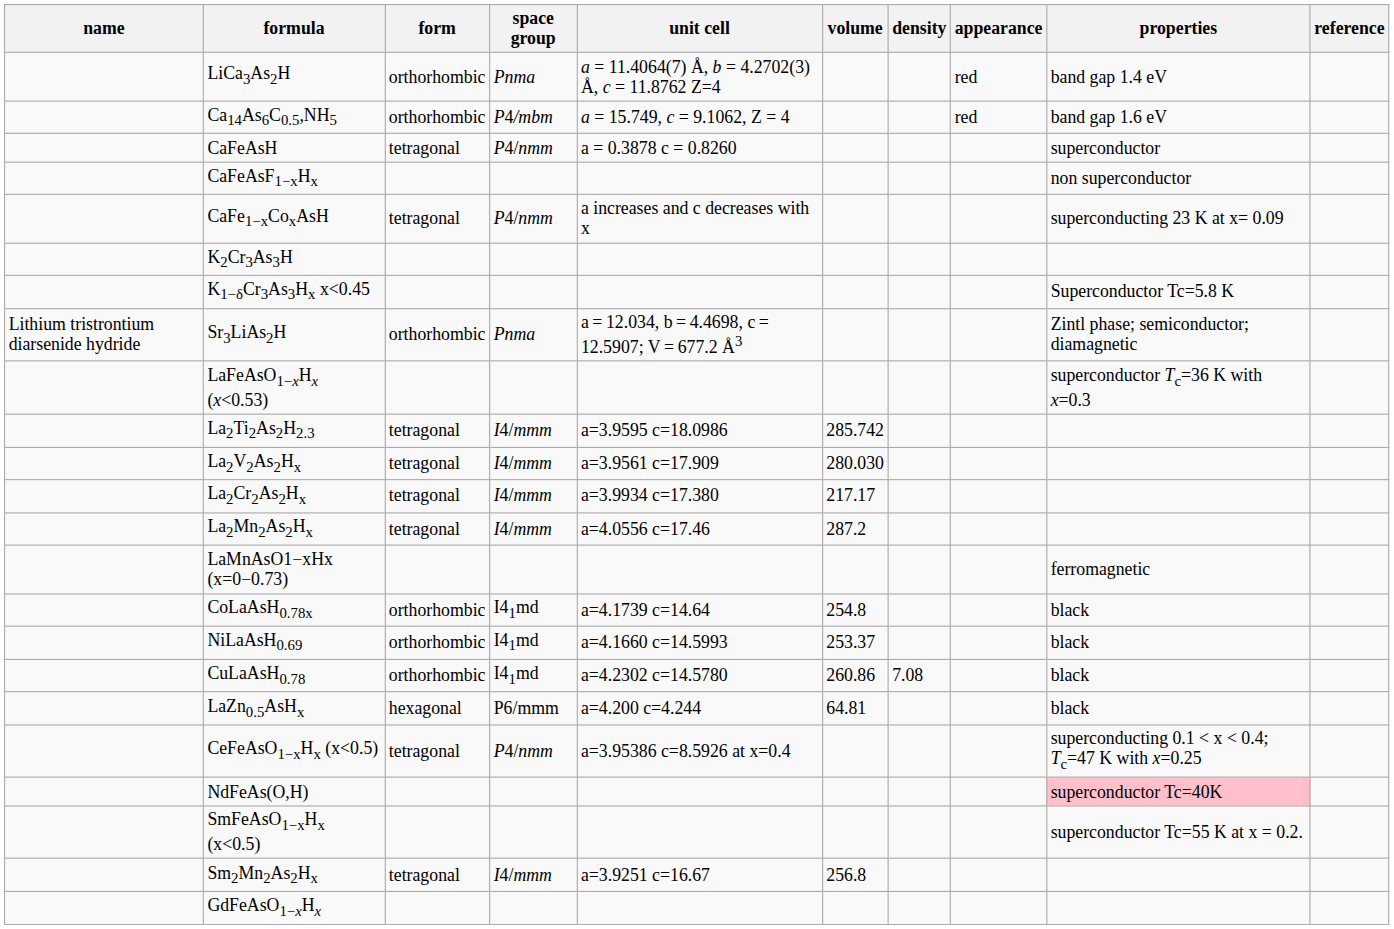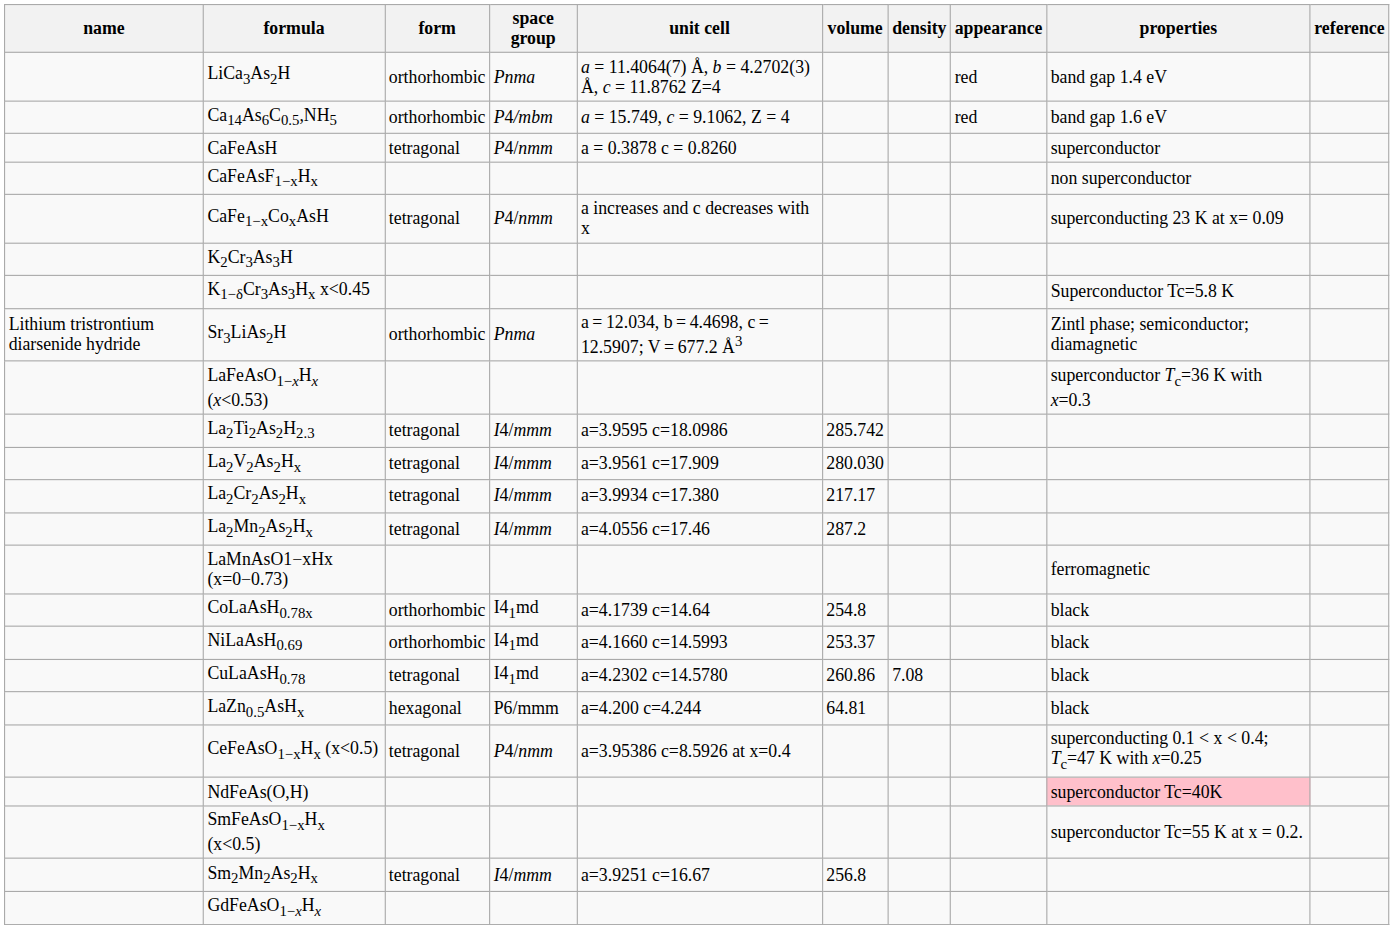(437, 675) orthorhombic -> (424, 675) tetragonal
